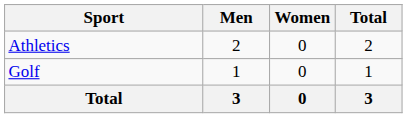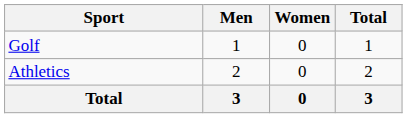rows swapped: (39, 44) <-> (24, 71)
